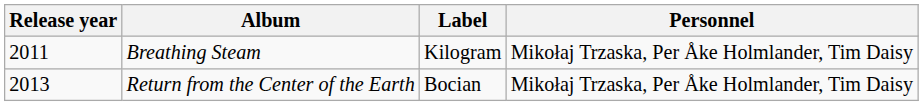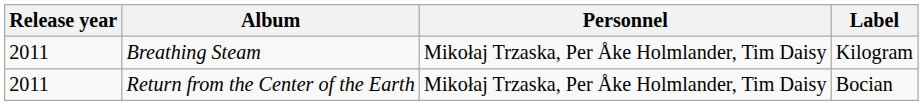columns swapped: (463, 20) <-> (712, 20)
(29, 84) 2013 -> (29, 84) 2011
